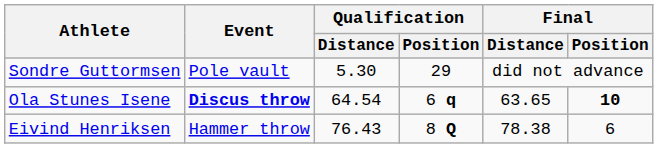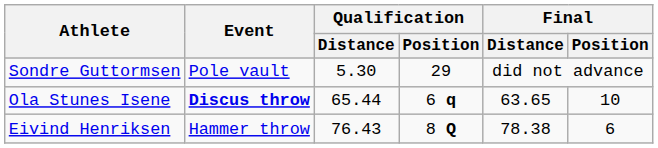(356, 100) 64.54 -> (356, 100) 65.44
(610, 100) bold -> (610, 100) normal
